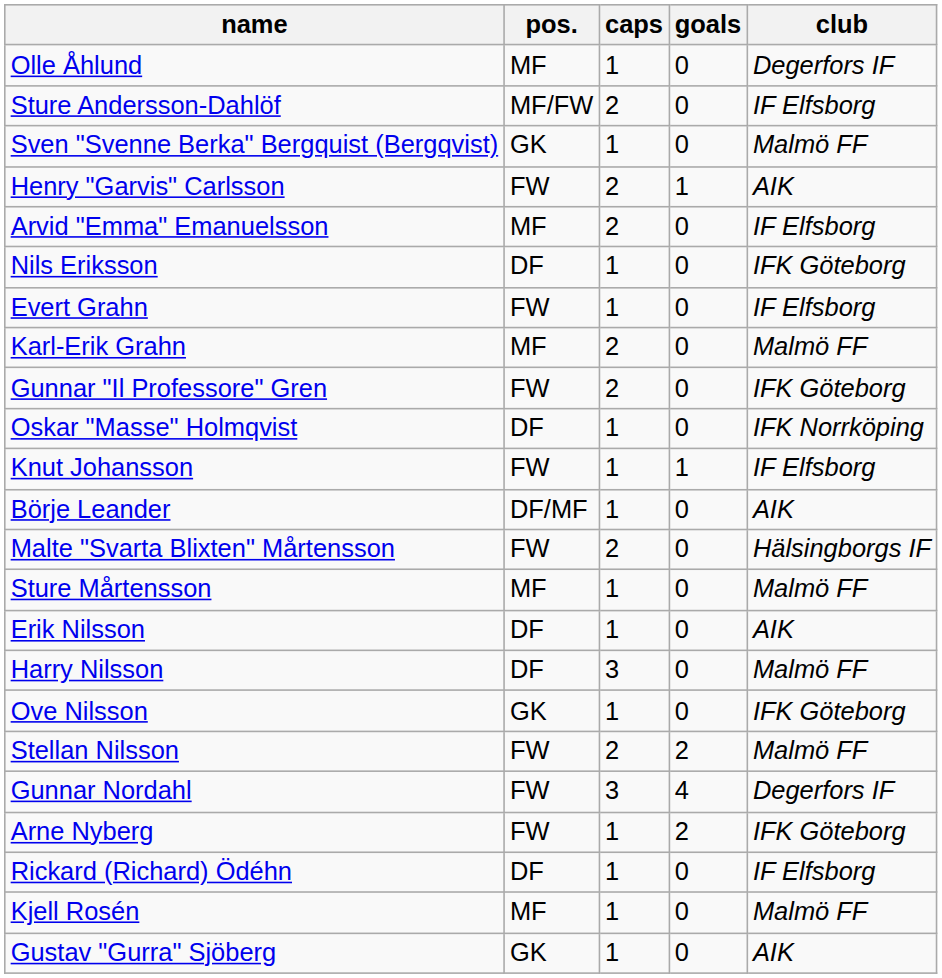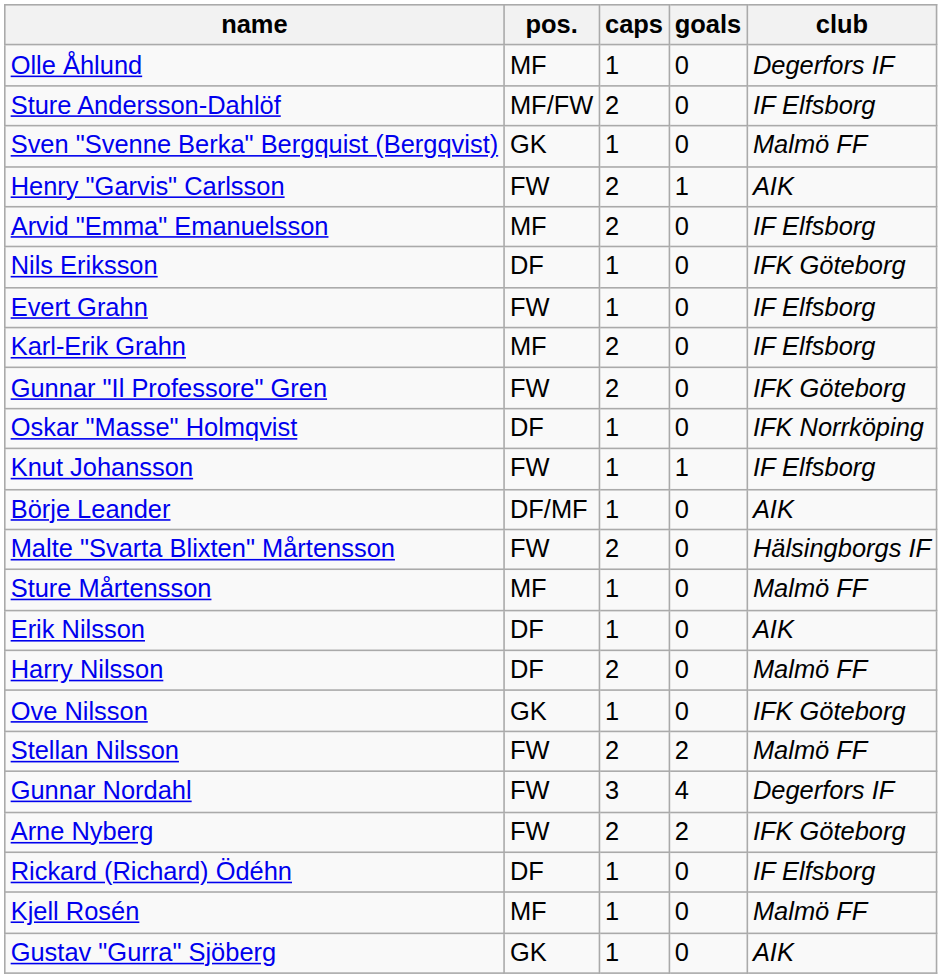(810, 347) Malmö FF -> (814, 347) IF Elfsborg
(612, 670) 3 -> (612, 670) 2
(612, 831) 1 -> (612, 831) 2
